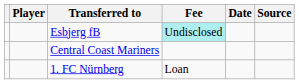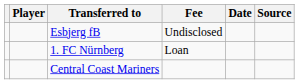(193, 32) paleturquoise background -> (193, 32) no background
rows swapped: (105, 50) <-> (87, 69)
